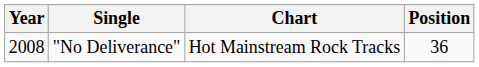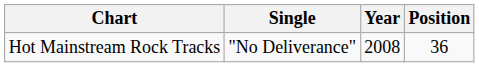columns swapped: (27, 18) <-> (294, 18)
